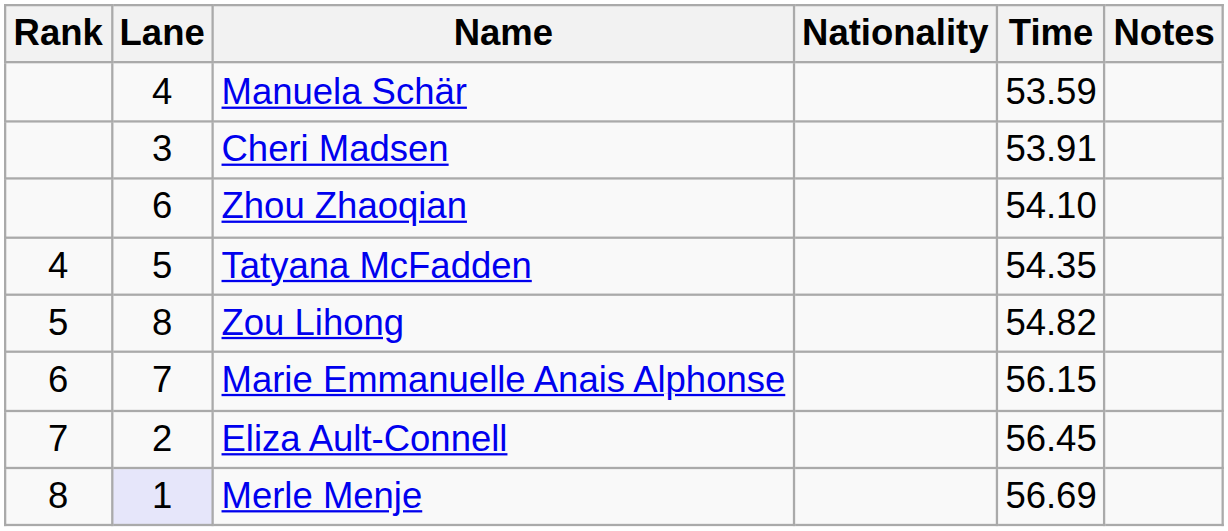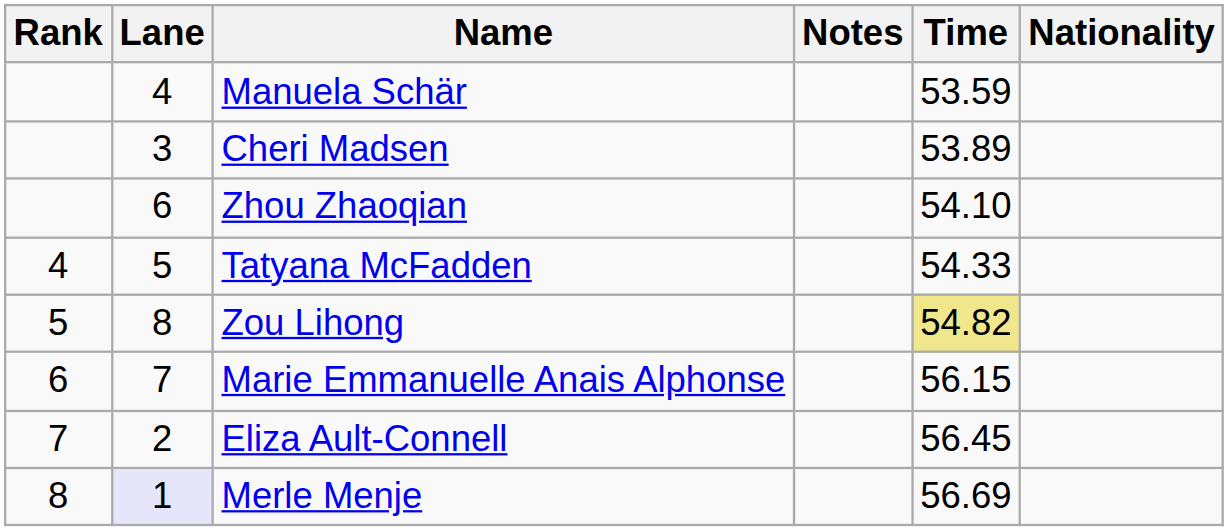columns swapped: (895, 33) <-> (1164, 33)
(1051, 149) 53.91 -> (966, 149) 53.89
(1051, 264) 54.35 -> (966, 264) 54.33
(1051, 322) no background -> (966, 322) khaki background
